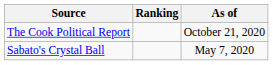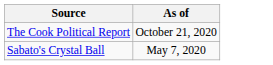- column: (157, 13)
